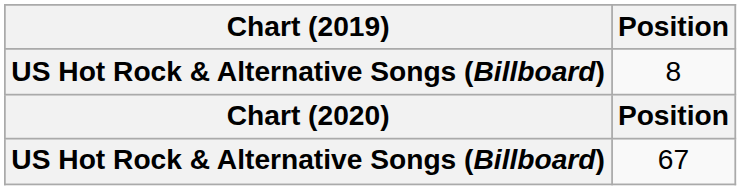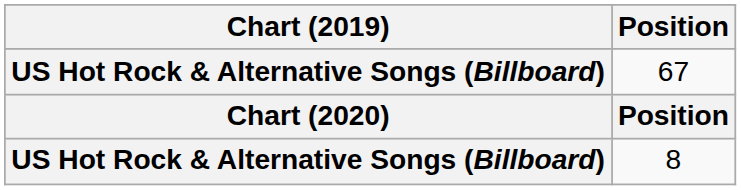rows swapped: (673, 71) <-> (673, 160)
